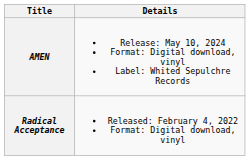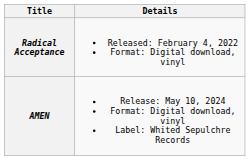rows swapped: (40, 126) <-> (40, 57)
